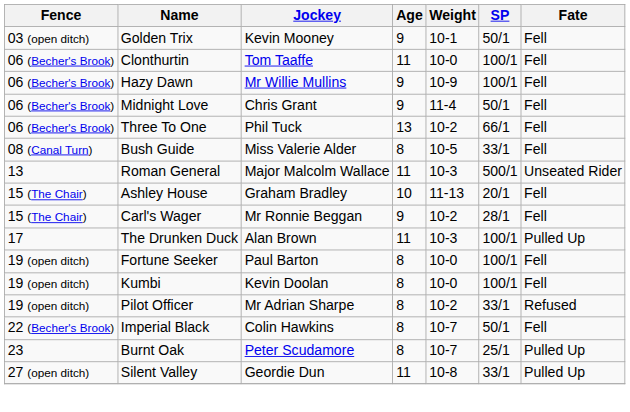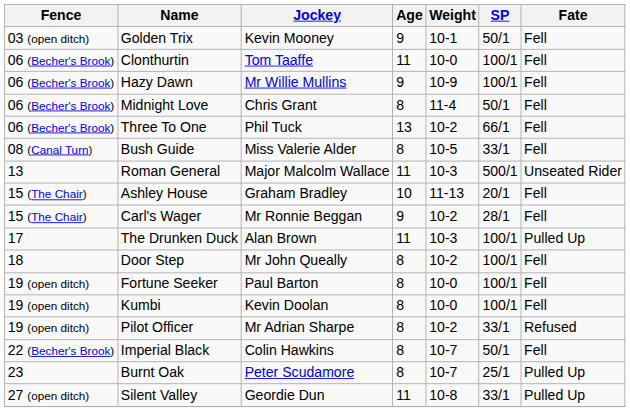(400, 104) 9 -> (400, 104) 8
+ row: (152, 261)
